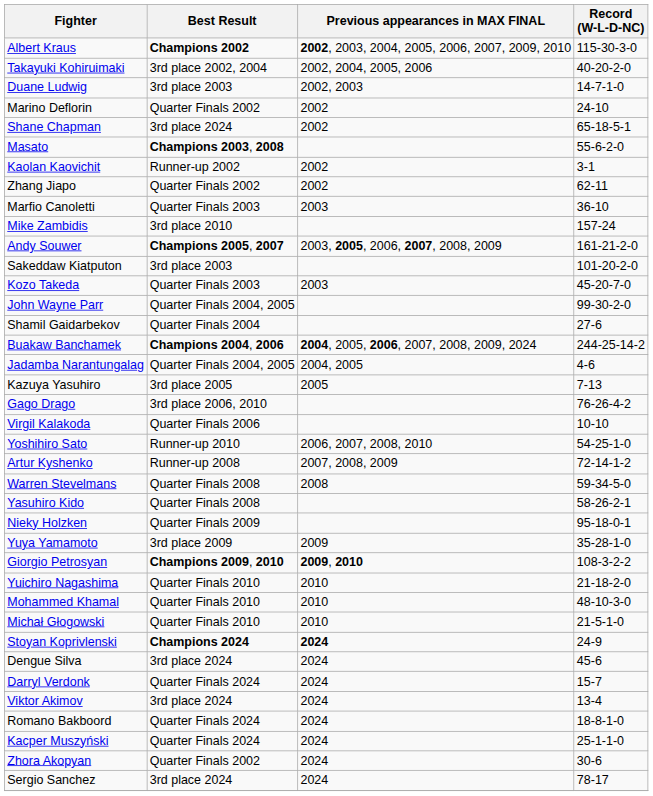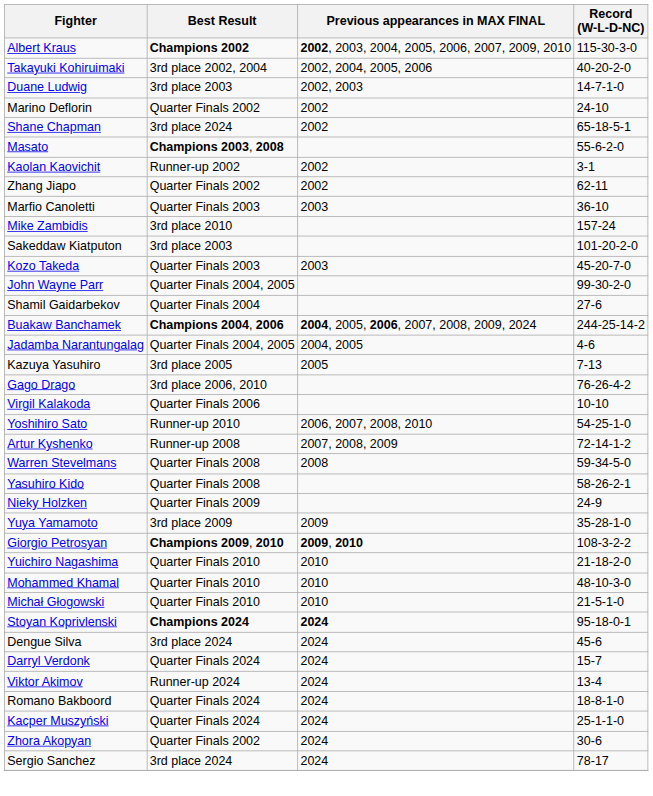- row: (44, 246)
(604, 523) 95-18-0-1 -> (589, 503) 24-9
(589, 642) 24-9 -> (604, 622) 95-18-0-1
(191, 701) 3rd place 2024 -> (195, 681) Runner-up 2024
